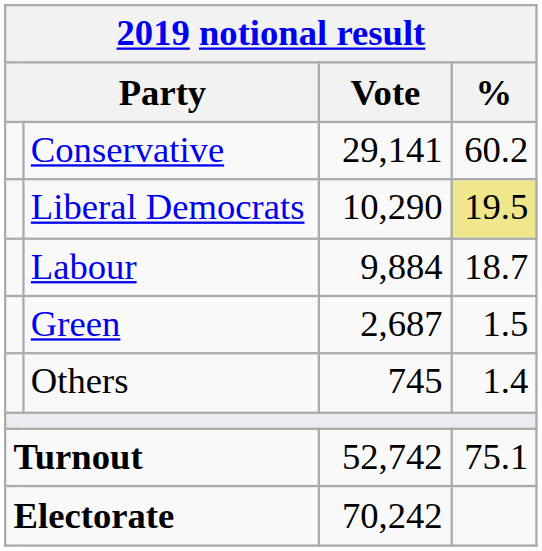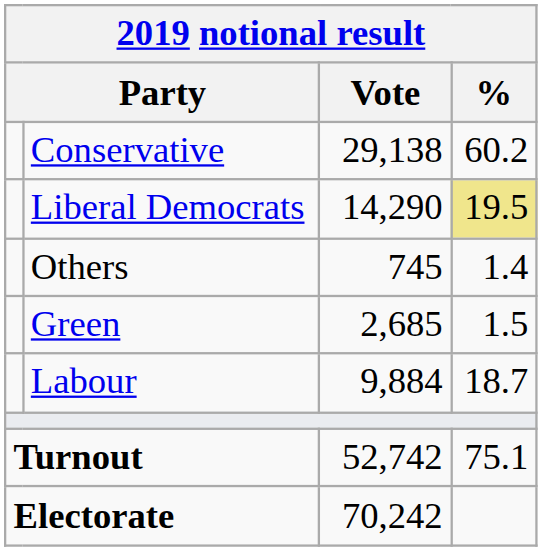(392, 149) 29,141 -> (392, 149) 29,138
(392, 207) 10,290 -> (392, 207) 14,290
rows swapped: (84, 265) <-> (80, 382)
(401, 324) 2,687 -> (401, 324) 2,685
